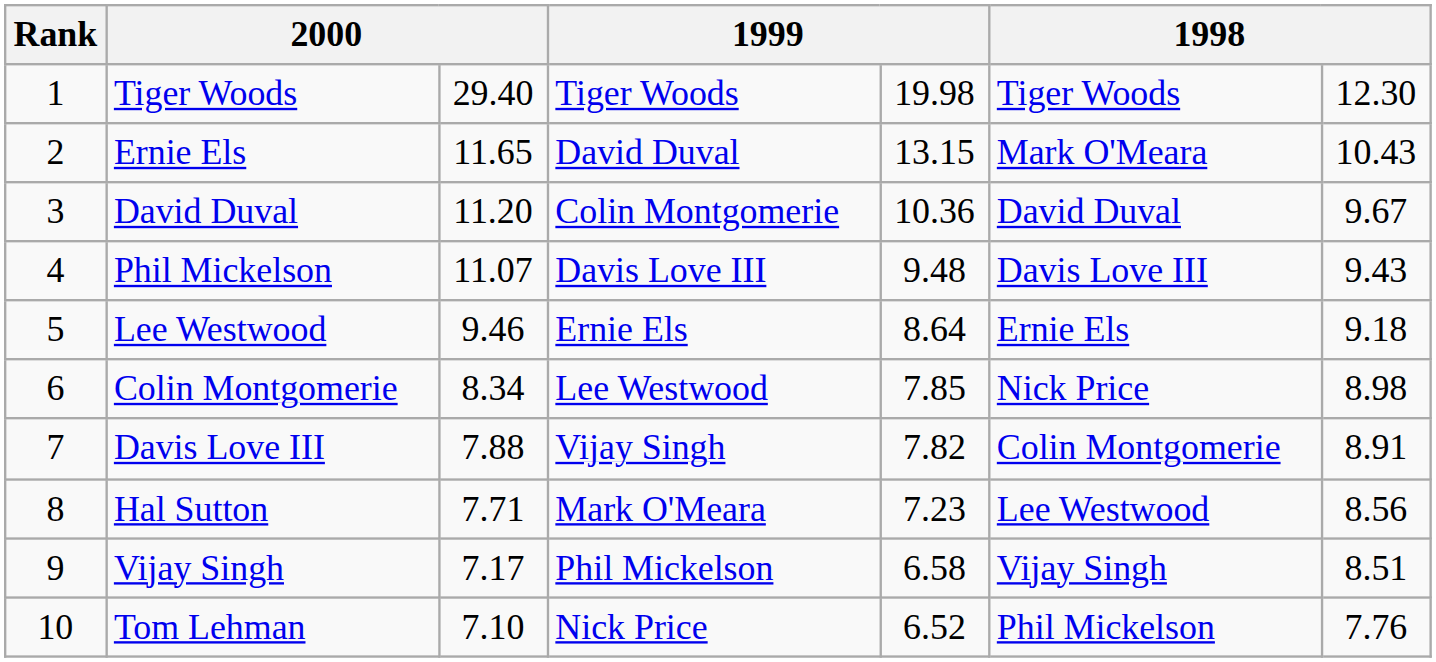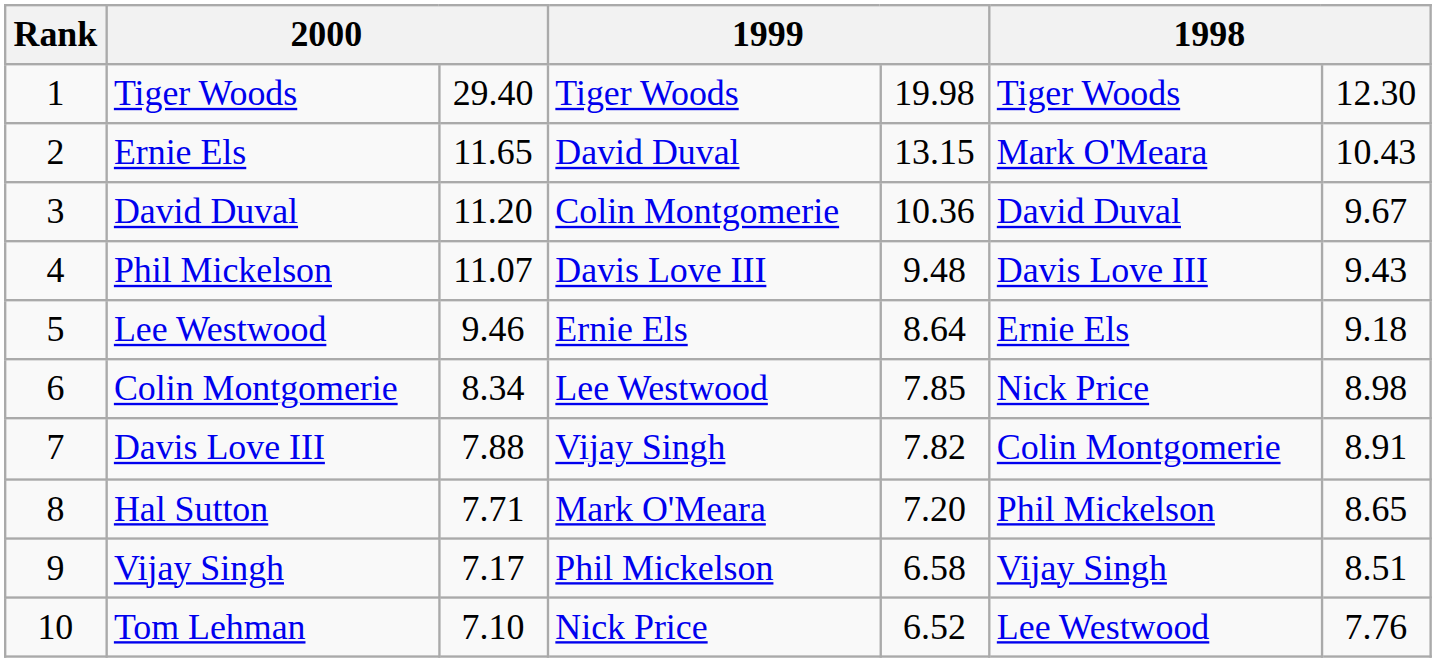(934, 507) 7.23 -> (934, 507) 7.20
(1103, 507) Lee Westwood -> (1106, 507) Phil Mickelson
(1376, 507) 8.56 -> (1376, 507) 8.65
(1106, 625) Phil Mickelson -> (1103, 625) Lee Westwood
